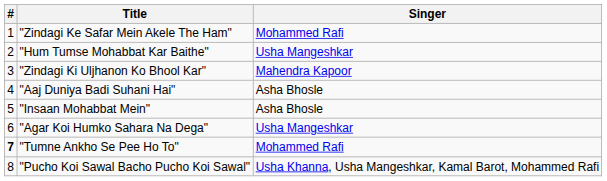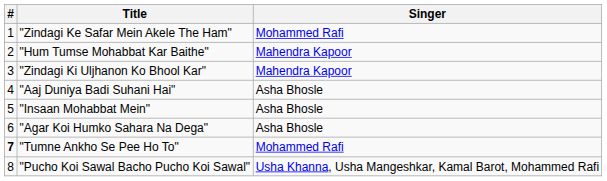(304, 52) Usha Mangeshkar -> (304, 52) Mahendra Kapoor
(304, 128) Usha Mangeshkar -> (289, 128) Asha Bhosle
